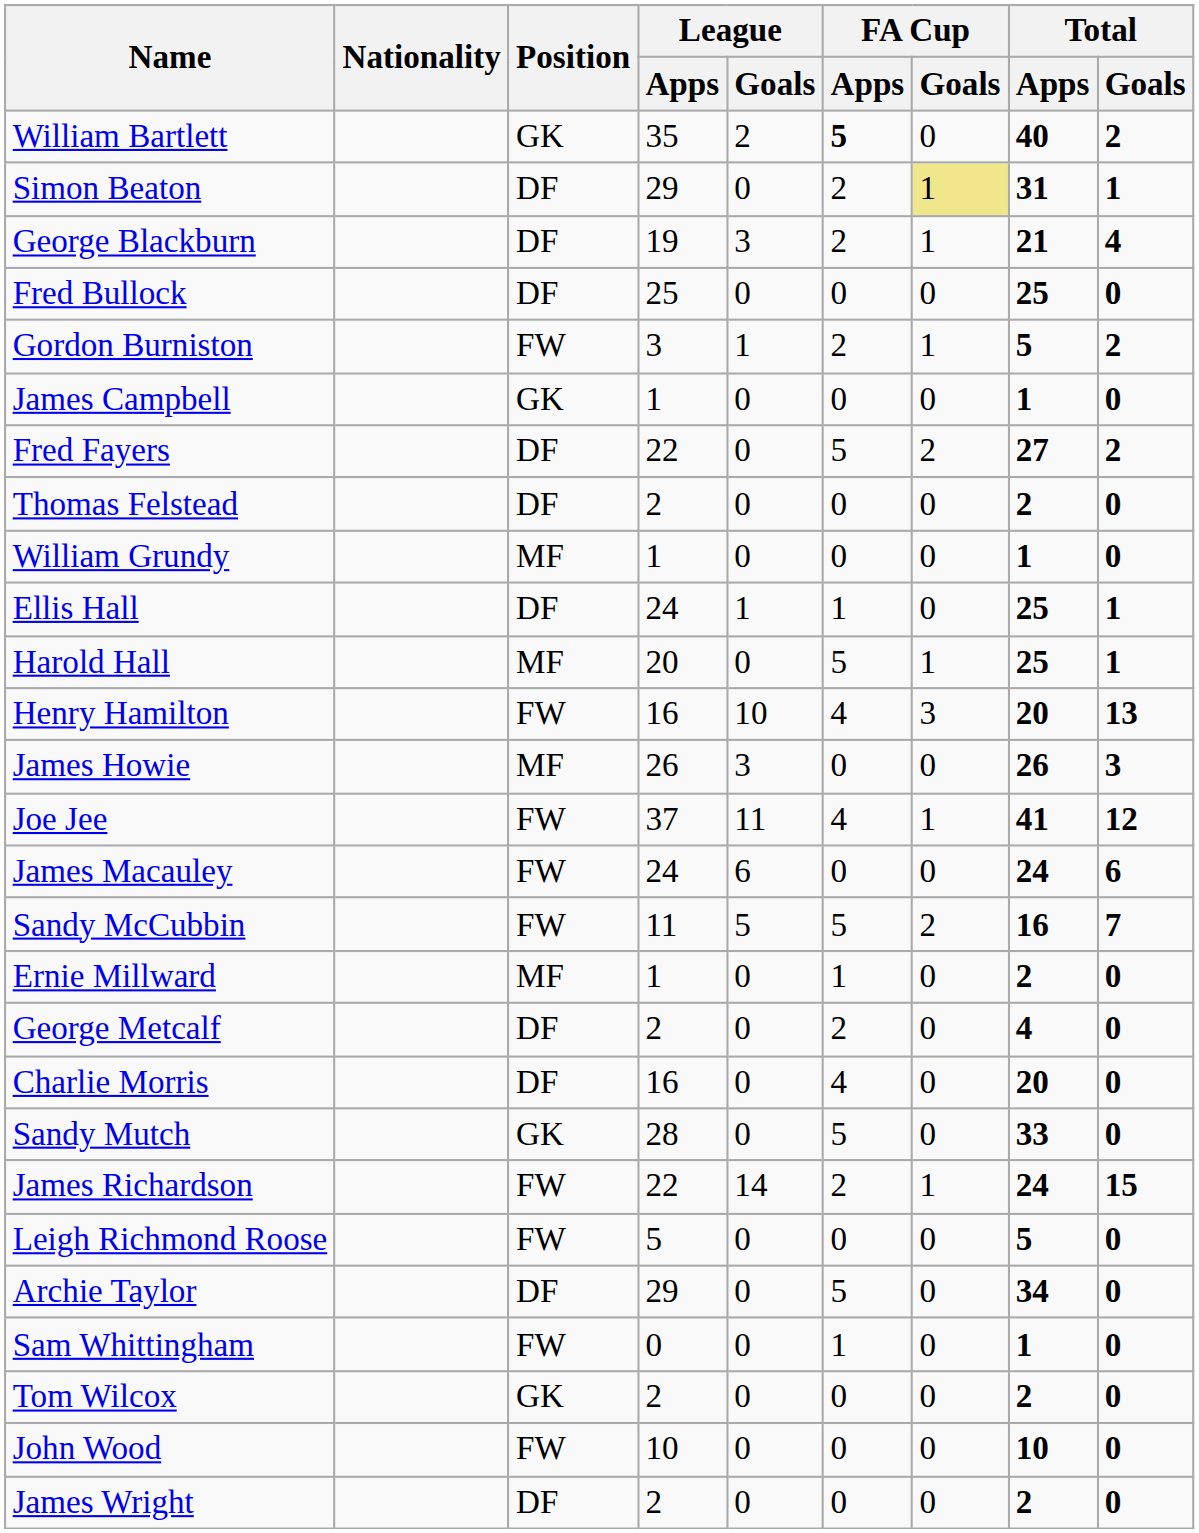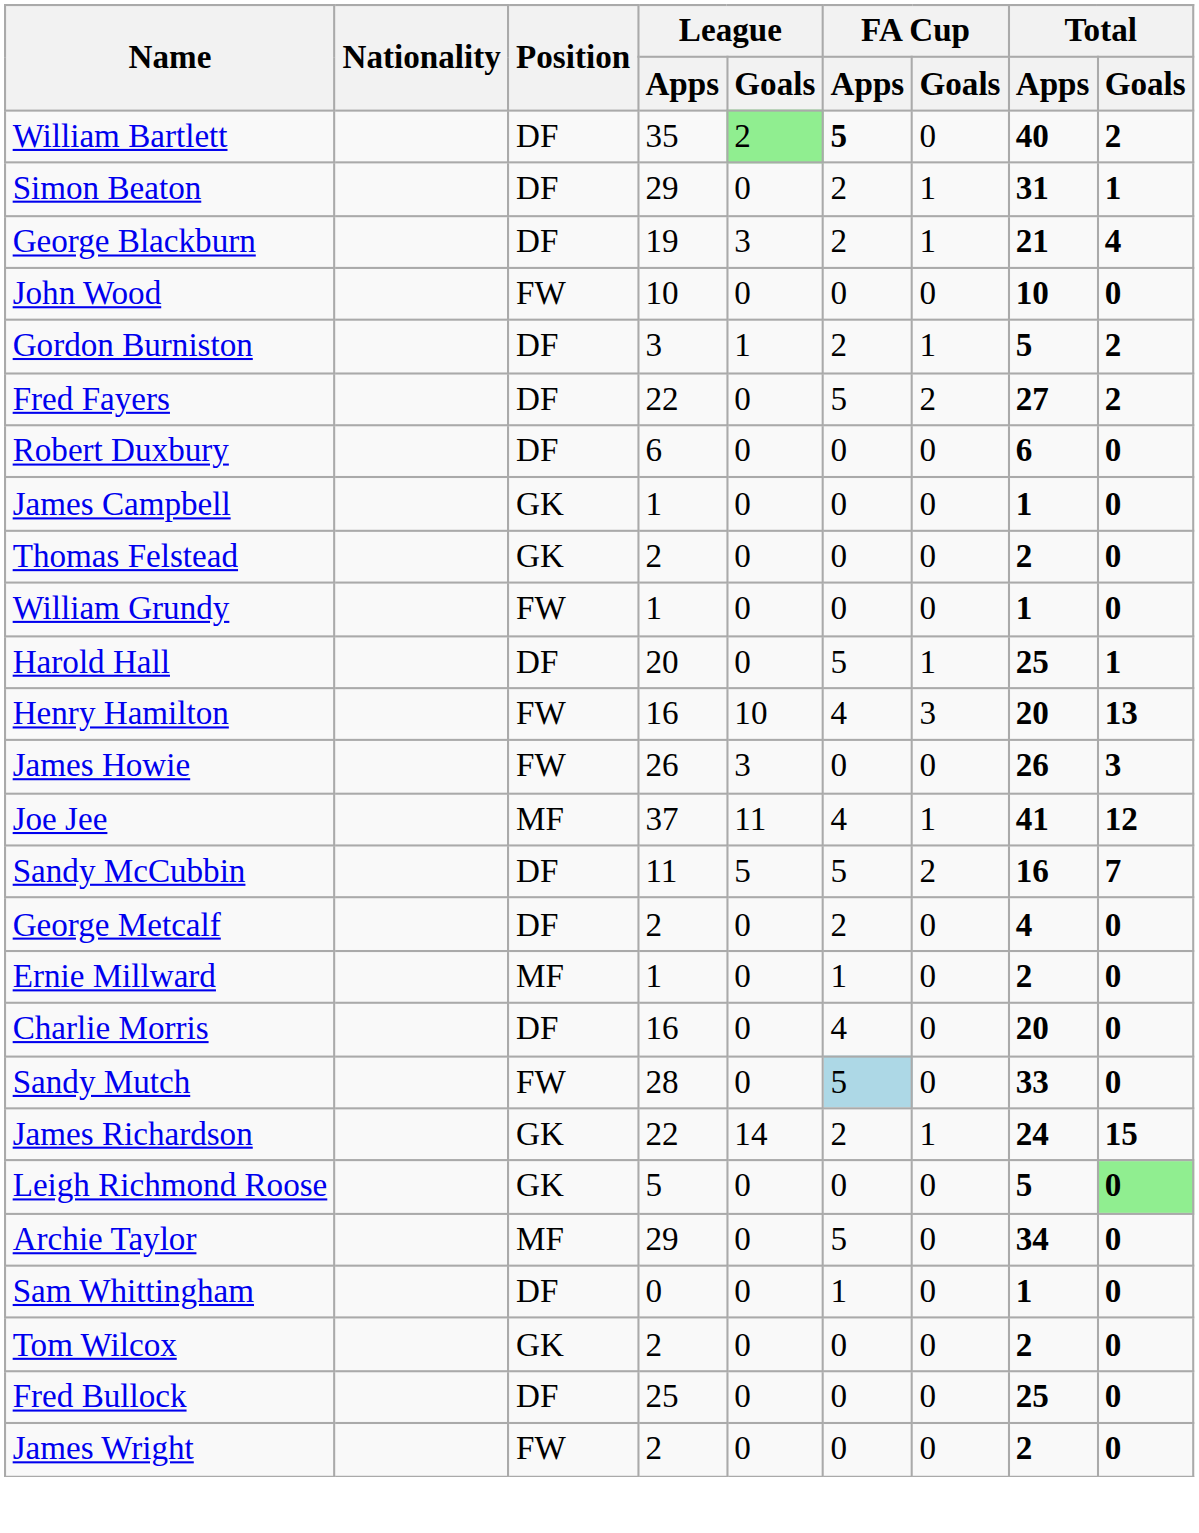(540, 135) GK -> (537, 135) DF
(743, 135) no background -> (743, 135) lightgreen background
(928, 188) khaki background -> (928, 188) no background
rows swapped: (100, 293) <-> (87, 1448)
(541, 345) FW -> (537, 345) DF
rows swapped: (122, 398) <-> (91, 450)
+ row: (121, 450)
(537, 503) DF -> (540, 556) GK
(540, 556) MF -> (541, 608) FW
- row: (76, 608)
(540, 661) MF -> (537, 661) DF
(540, 766) MF -> (541, 766) FW
(541, 818) FW -> (540, 818) MF
- row: (123, 871)
(541, 923) FW -> (537, 871) DF
rows swapped: (117, 1028) <-> (114, 976)
(540, 1133) GK -> (541, 1081) FW
(839, 1133) no background -> (839, 1081) lightblue background
(541, 1186) FW -> (540, 1133) GK
(541, 1238) FW -> (540, 1186) GK
(1113, 1238) no background -> (1113, 1186) lightgreen background
(537, 1291) DF -> (540, 1238) MF
(541, 1343) FW -> (537, 1291) DF
(537, 1501) DF -> (541, 1448) FW
